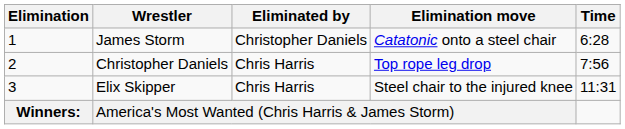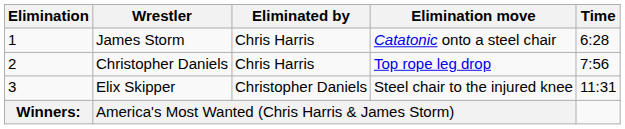(301, 40) Christopher Daniels -> (275, 40) Chris Harris
(275, 87) Chris Harris -> (301, 87) Christopher Daniels
